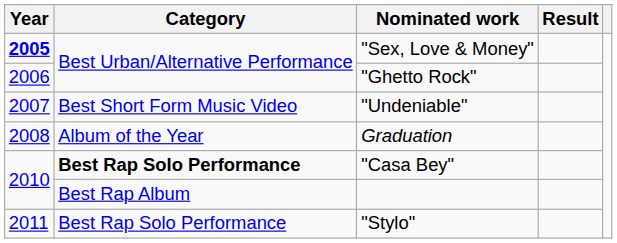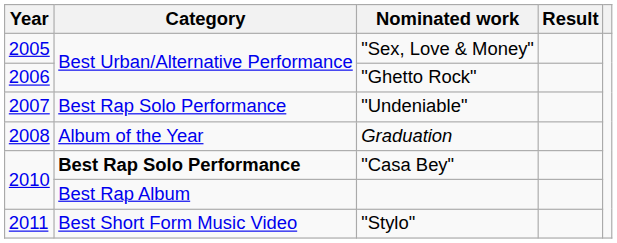(29, 48) bold -> (29, 48) normal
(178, 106) Best Short Form Music Video -> (172, 106) Best Rap Solo Performance
(172, 223) Best Rap Solo Performance -> (178, 223) Best Short Form Music Video
